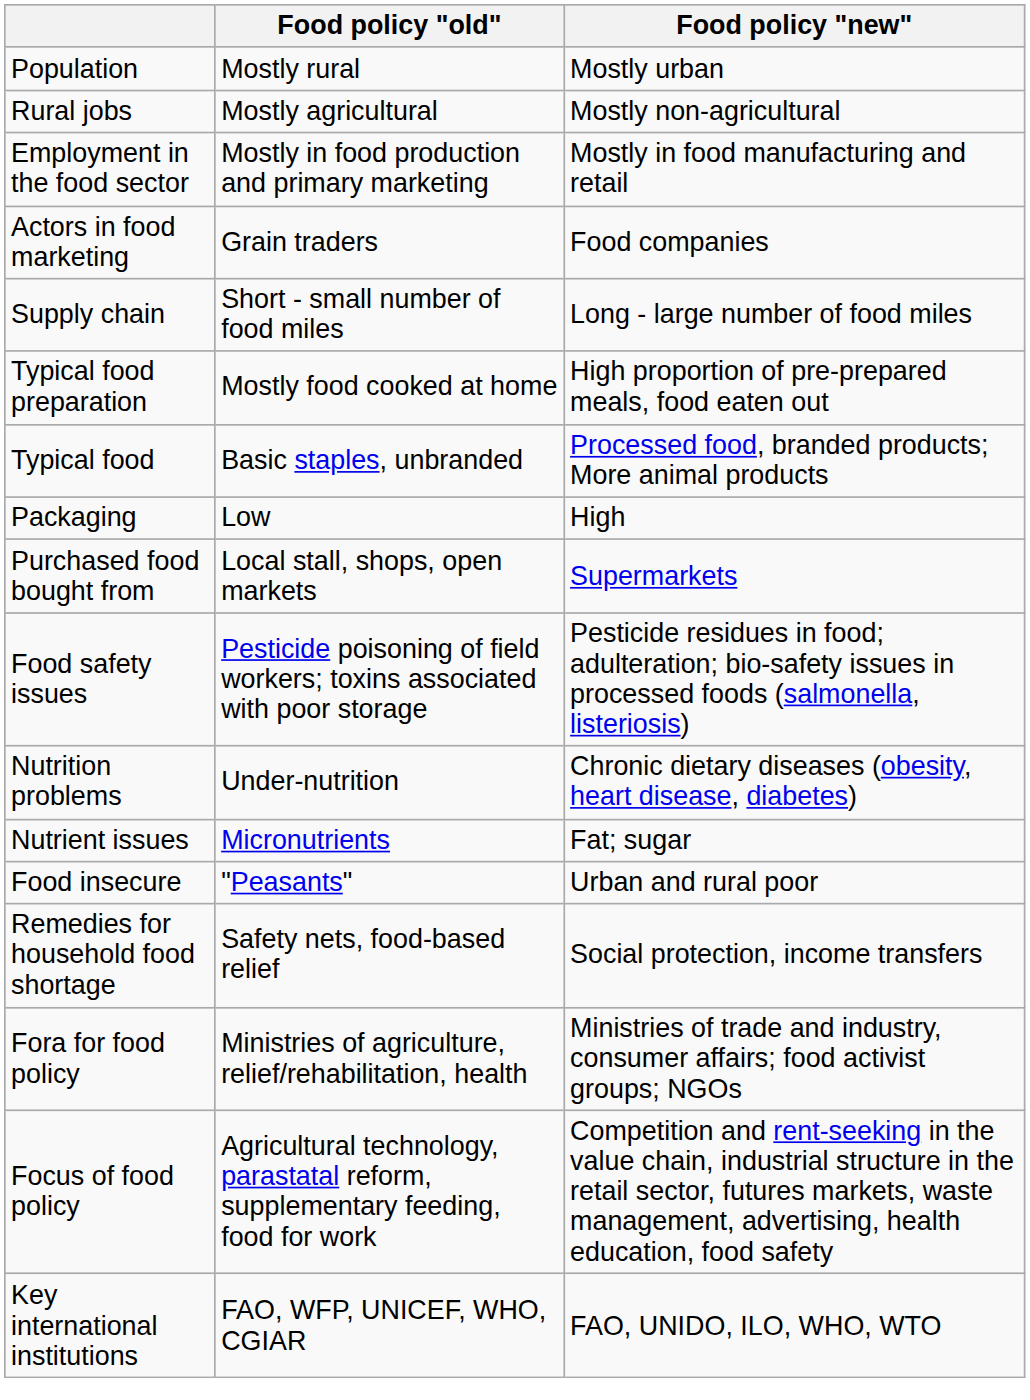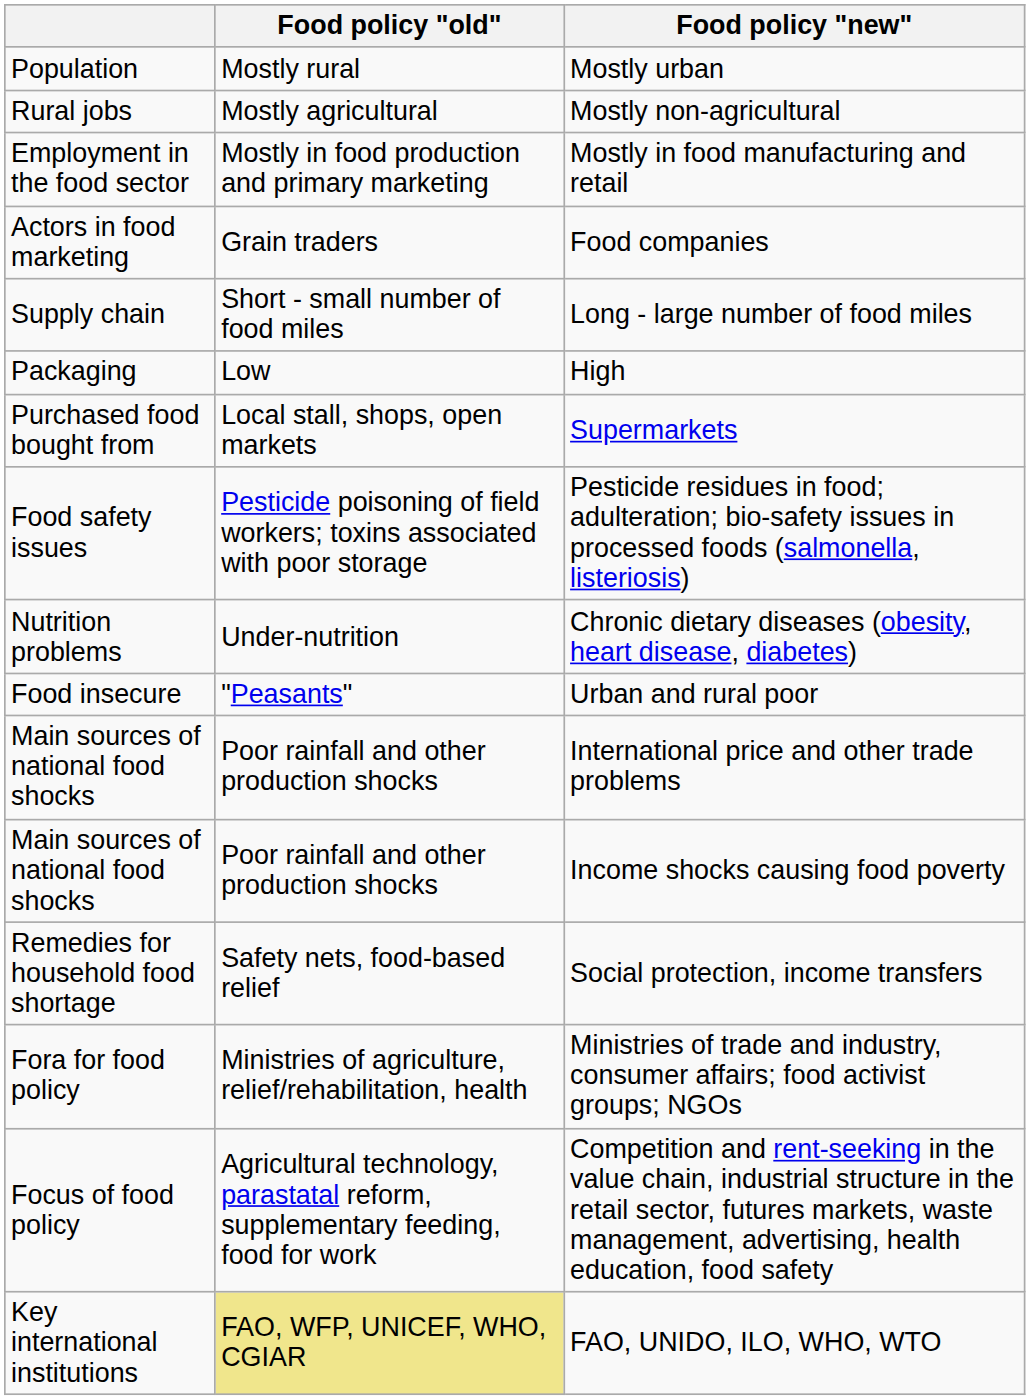- row: (758, 387)
- row: (779, 460)
- row: (631, 839)
+ row: (772, 766)
+ row: (787, 870)
(384, 1325) no background -> (384, 1342) khaki background
